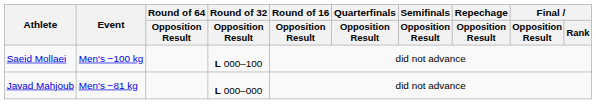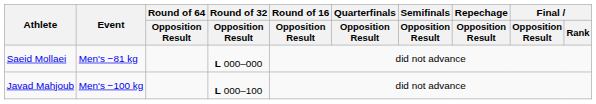(111, 59) Men's −100 kg -> (108, 59) Men's −81 kg
(239, 64) L 000–100 -> (239, 64) L 000–000
(108, 86) Men's −81 kg -> (111, 86) Men's −100 kg
(239, 91) L 000–000 -> (239, 91) L 000–100
